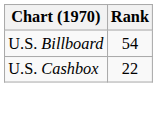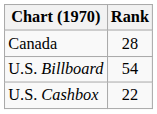+ row: (33, 43)
